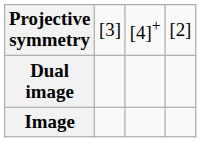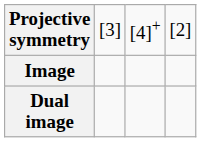rows swapped: (50, 121) <-> (50, 81)
